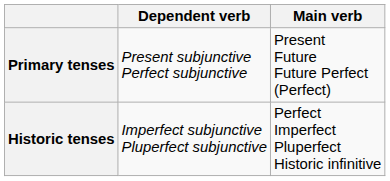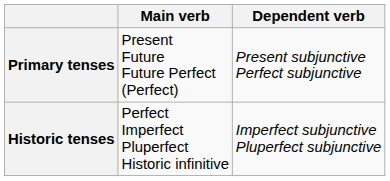columns swapped: (328, 16) <-> (194, 16)
